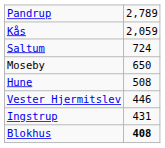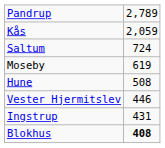(142, 65) 650 -> (142, 65) 619
